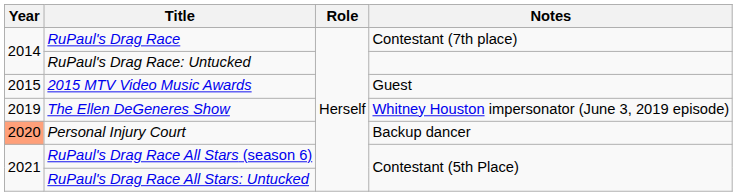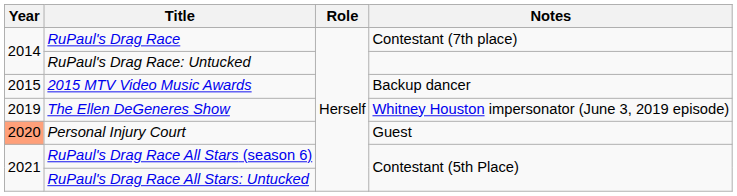(392, 86) Guest -> (422, 86) Backup dancer
(422, 132) Backup dancer -> (392, 132) Guest
